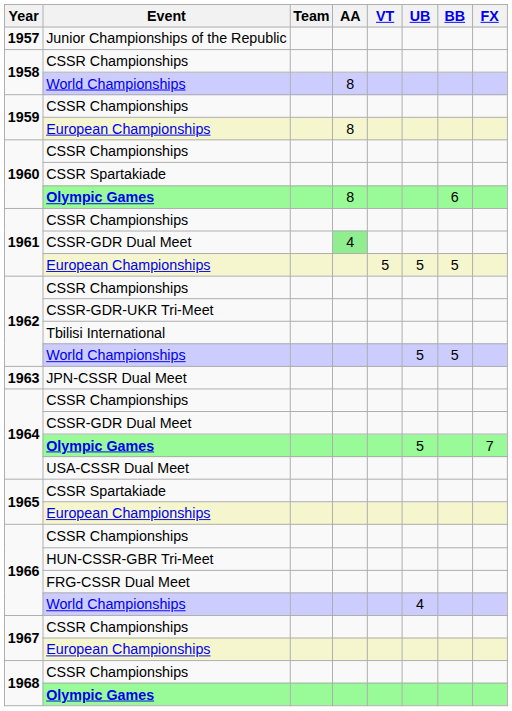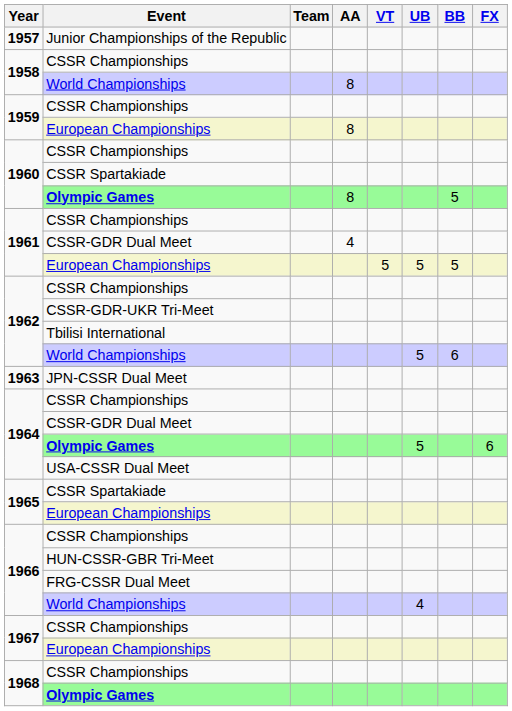(455, 197) 6 -> (455, 197) 5
(350, 242) lightgreen background -> (350, 242) no background
(455, 355) 5 -> (455, 355) 6
(490, 446) 7 -> (490, 446) 6
